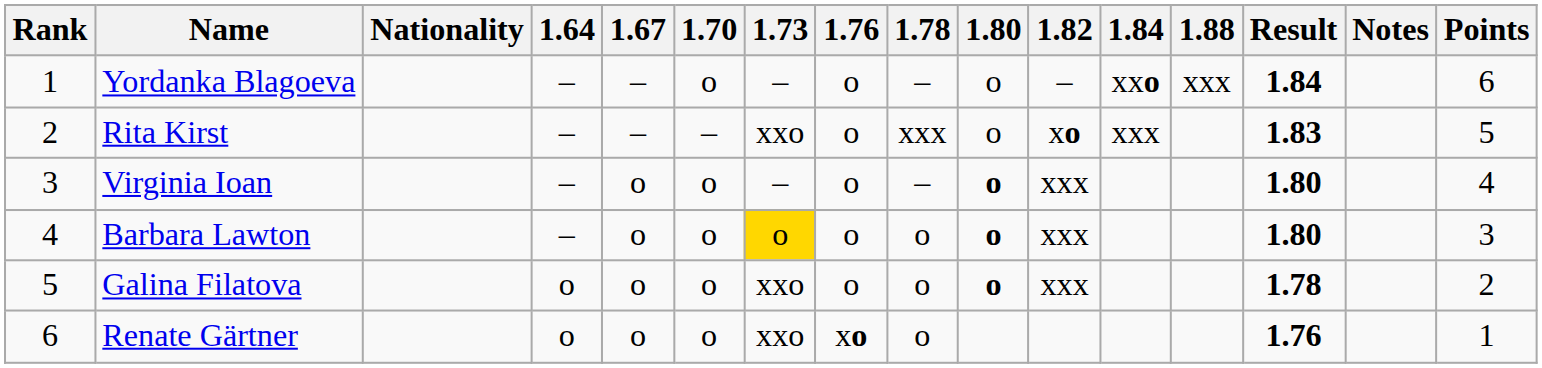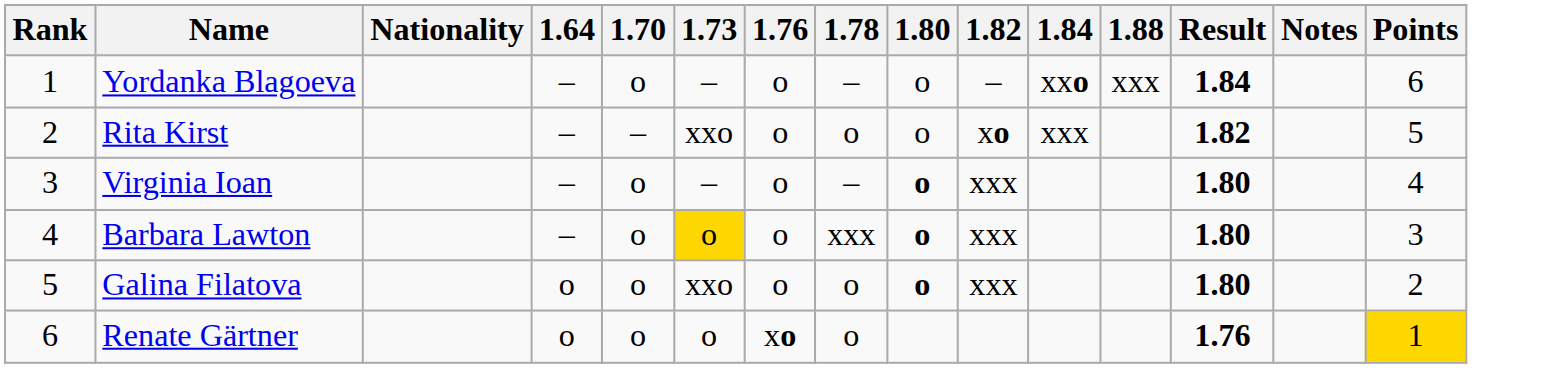- column: (638, 30)
(922, 132) xxx -> (851, 132) o
(1294, 132) 1.83 -> (1222, 132) 1.82
(922, 234) o -> (851, 234) xxx
(1294, 285) 1.78 -> (1222, 285) 1.80
(780, 336) xxo -> (709, 336) o
(1487, 336) no background -> (1416, 336) gold background
